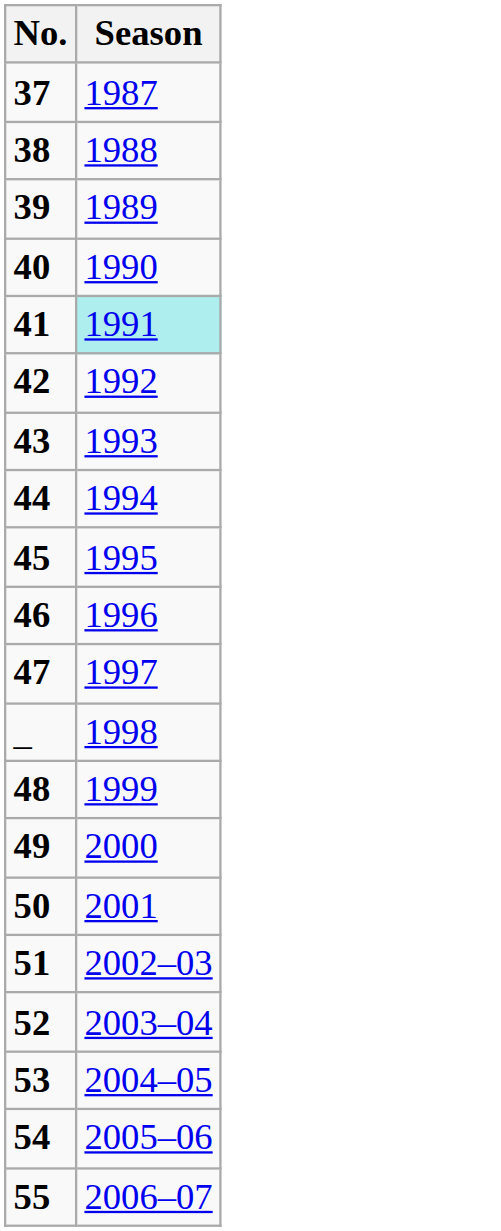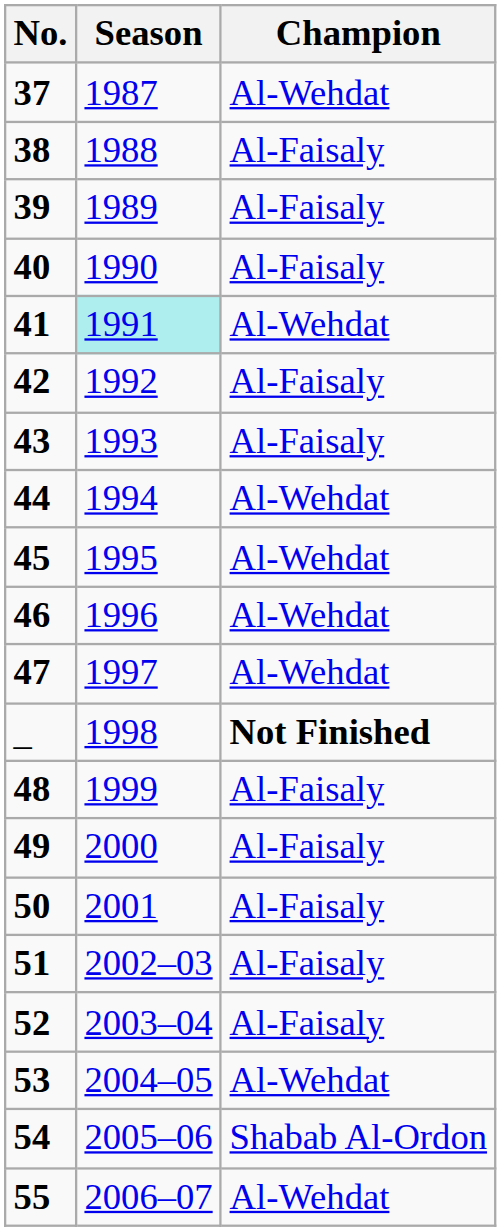+ column: (358, 33)
